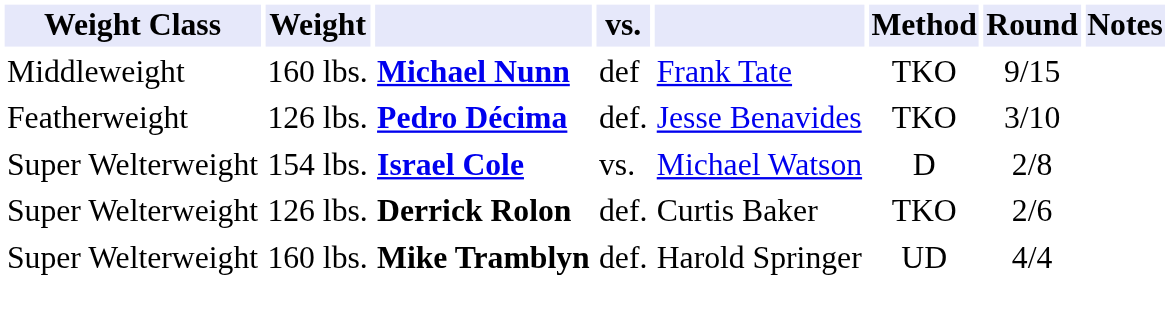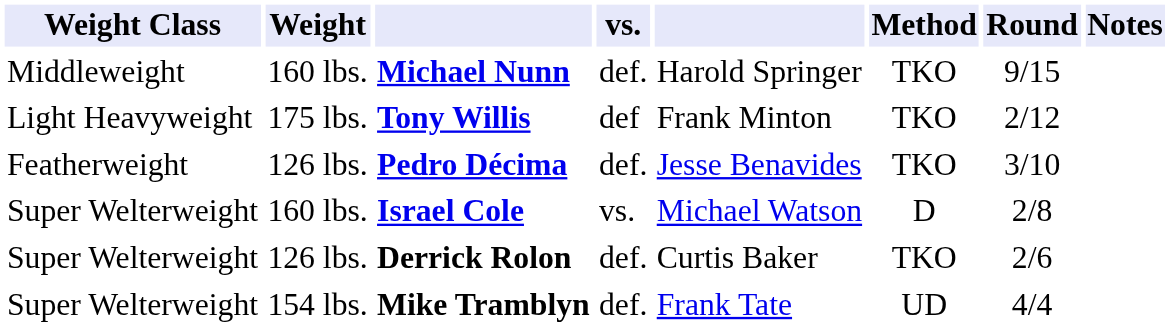(619, 71) def -> (623, 71) def.
(724, 71) Frank Tate -> (759, 71) Harold Springer
+ row: (454, 118)
(318, 164) 154 lbs. -> (318, 211) 160 lbs.
(318, 257) 160 lbs. -> (318, 304) 154 lbs.
(759, 257) Harold Springer -> (724, 304) Frank Tate
